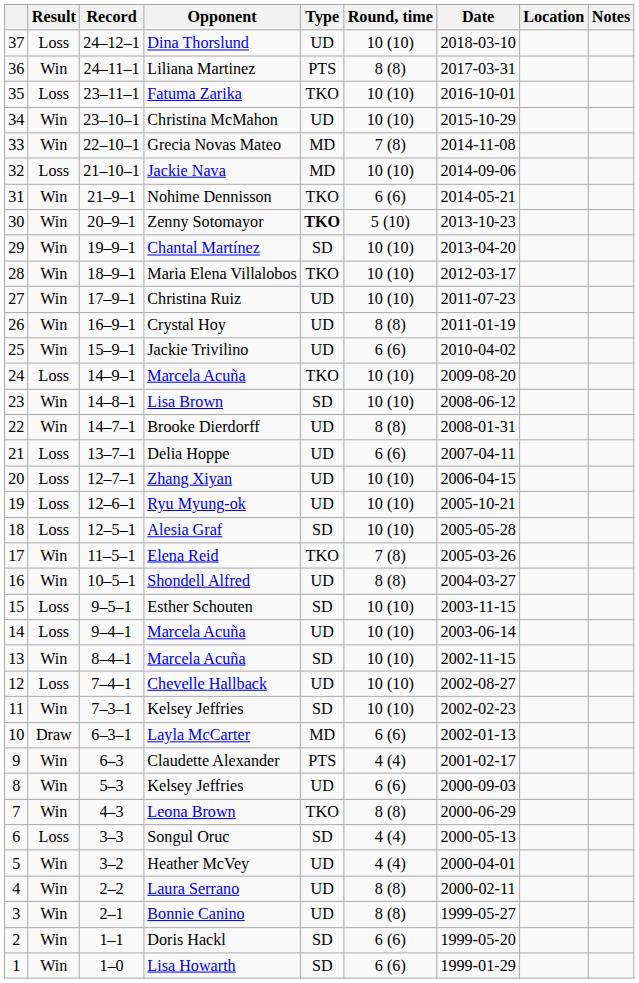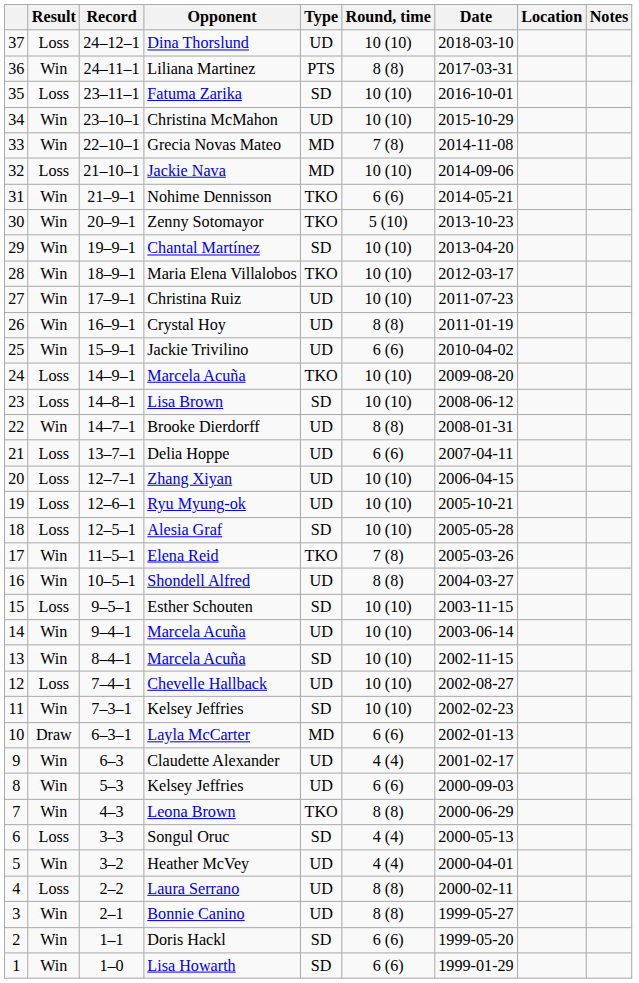(322, 94) TKO -> (321, 94) SD
(322, 222) bold -> (321, 222) normal
(54, 401) Win -> (54, 401) Loss
(54, 632) Loss -> (54, 632) Win
(322, 760) PTS -> (321, 760) UD
(54, 888) Win -> (54, 888) Loss
